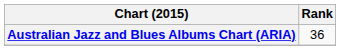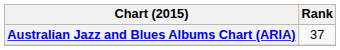(317, 34) 36 -> (317, 34) 37
